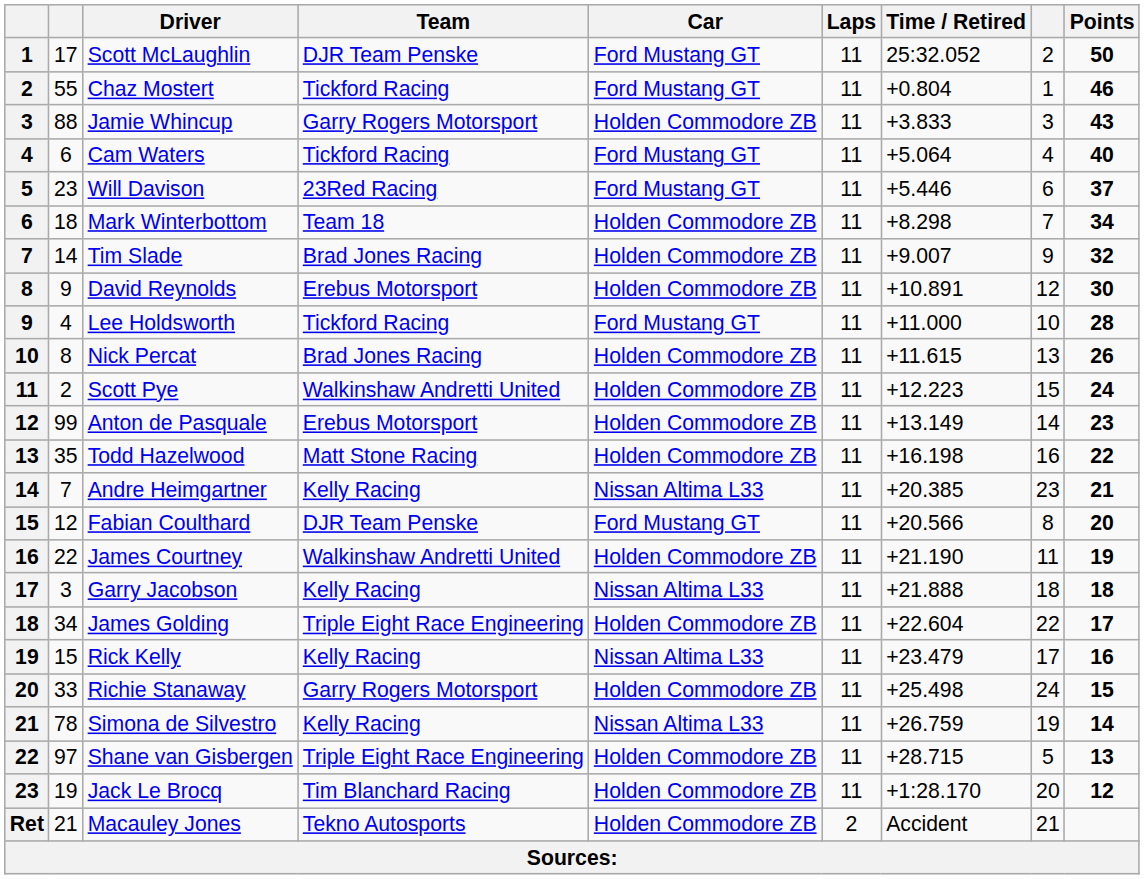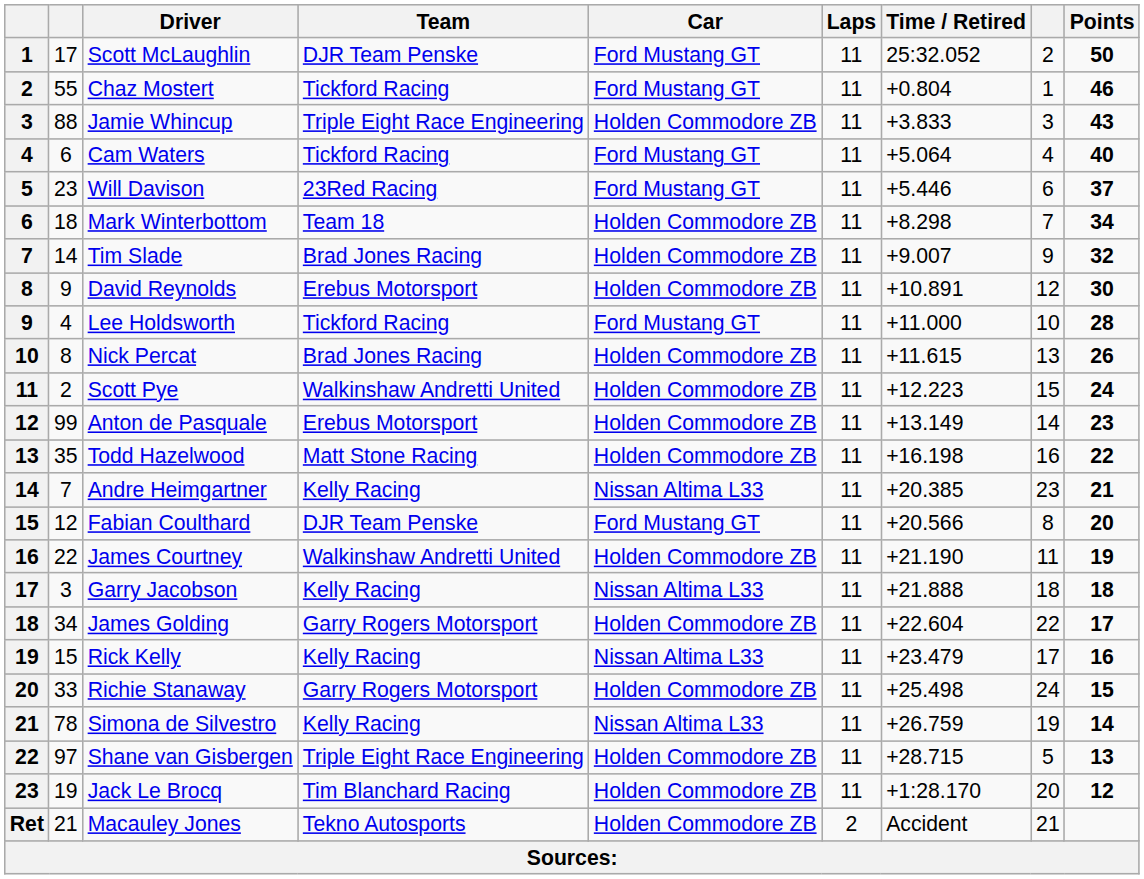(420, 121) Garry Rogers Motorsport -> (443, 121) Triple Eight Race Engineering
(443, 623) Triple Eight Race Engineering -> (420, 623) Garry Rogers Motorsport
